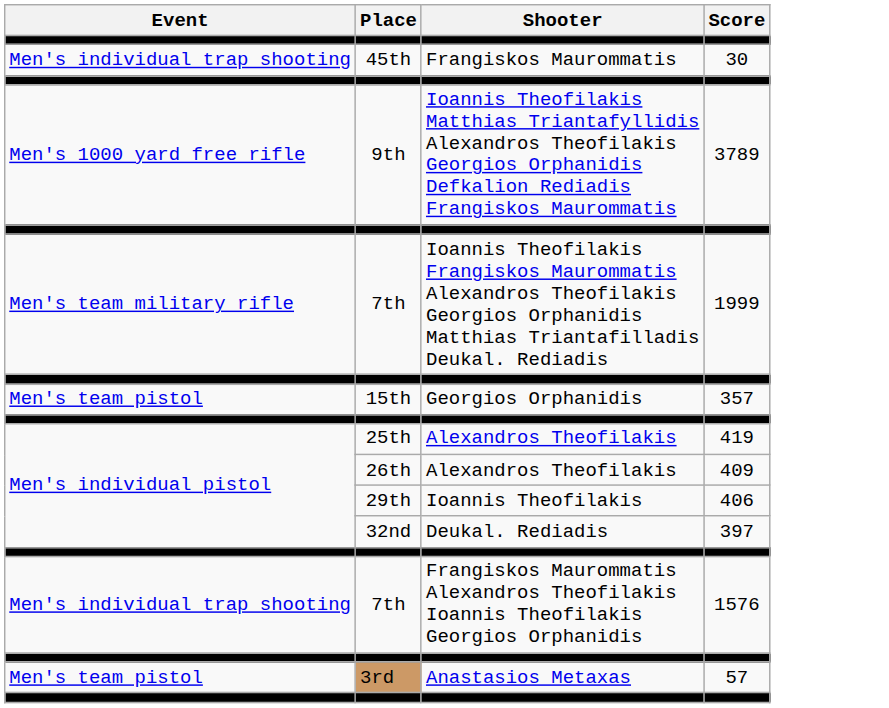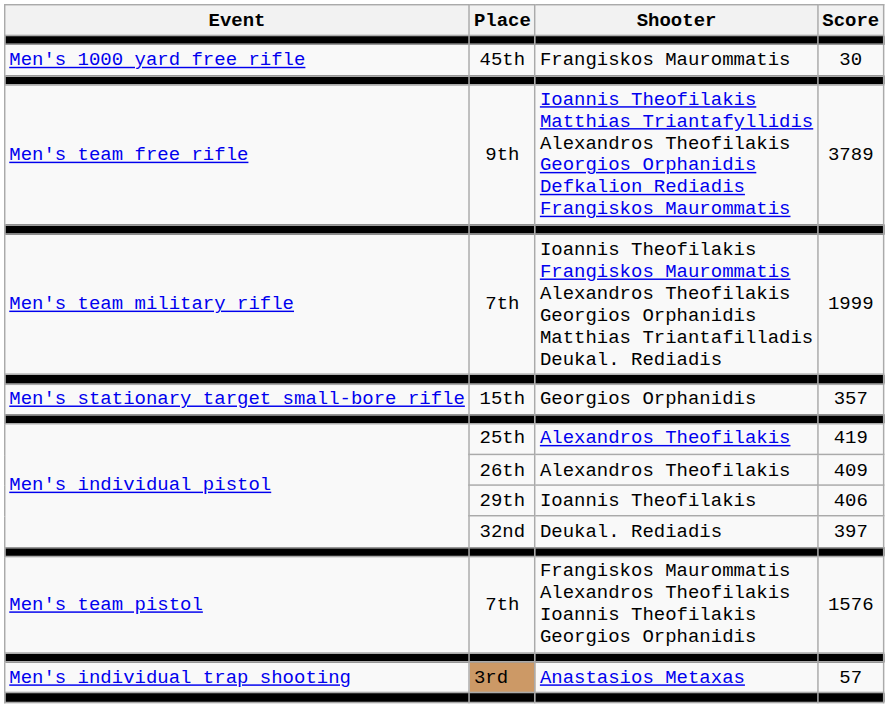(180, 60) Men's individual trap shooting -> (157, 60) Men's 1000 yard free rifle
(157, 155) Men's 1000 yard free rifle -> (129, 155) Men's team free rifle
(106, 399) Men's team pistol -> (237, 399) Men's stationary target small-bore rifle
(180, 605) Men's individual trap shooting -> (106, 605) Men's team pistol
(106, 677) Men's team pistol -> (180, 677) Men's individual trap shooting
